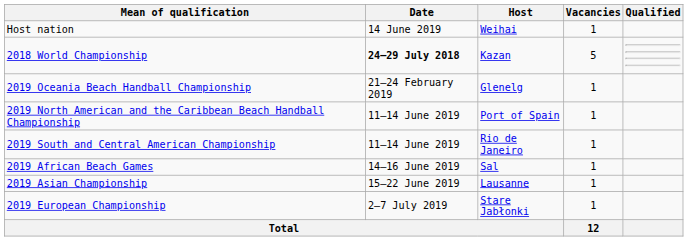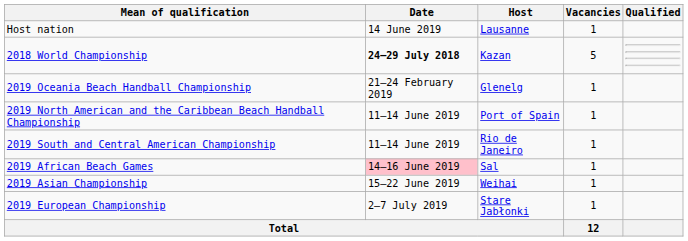(499, 29) Weihai -> (505, 29) Lausanne
(414, 167) no background -> (414, 167) pink background
(505, 183) Lausanne -> (499, 183) Weihai
